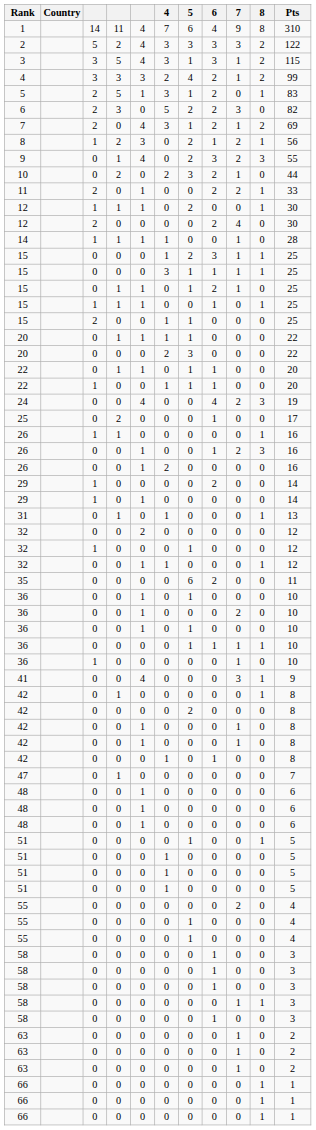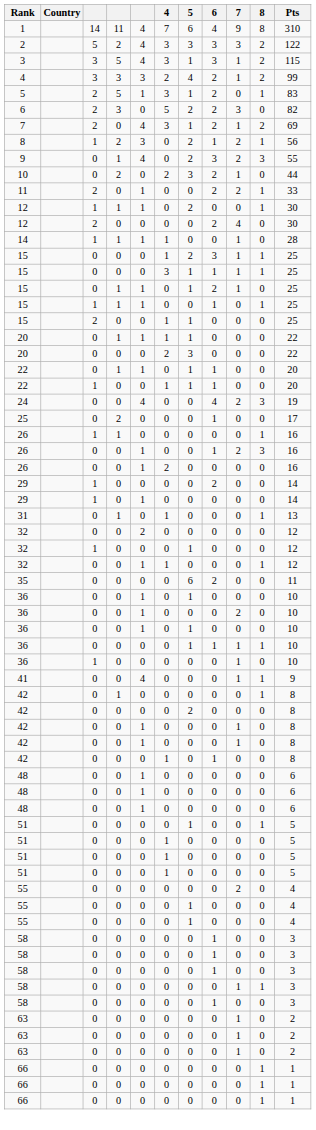(238, 678) 3 -> (238, 678) 1
- row: (23, 775)
